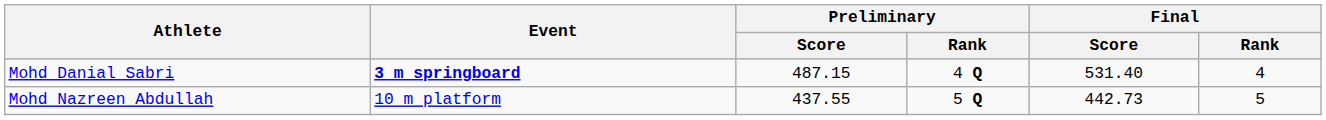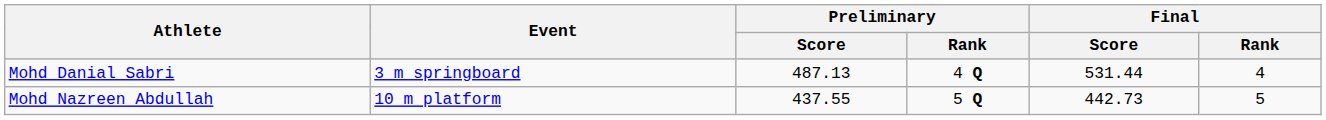(447, 73) bold -> (447, 73) normal
(821, 73) 487.15 -> (821, 73) 487.13
(1114, 73) 531.40 -> (1114, 73) 531.44
